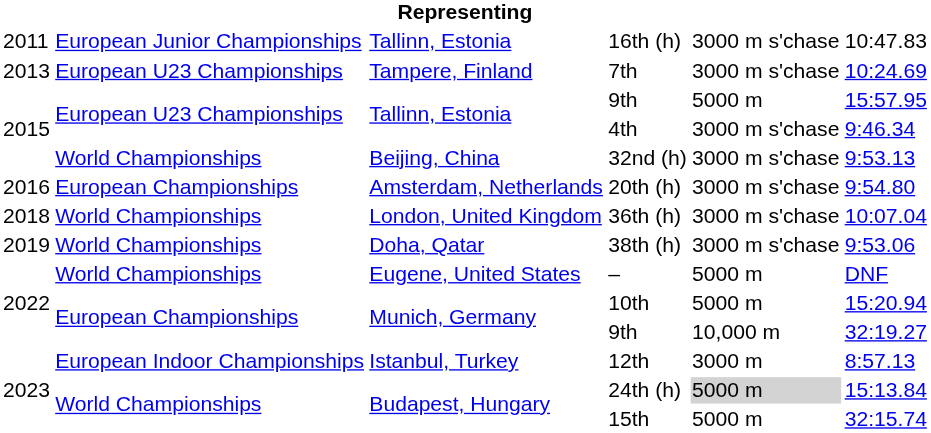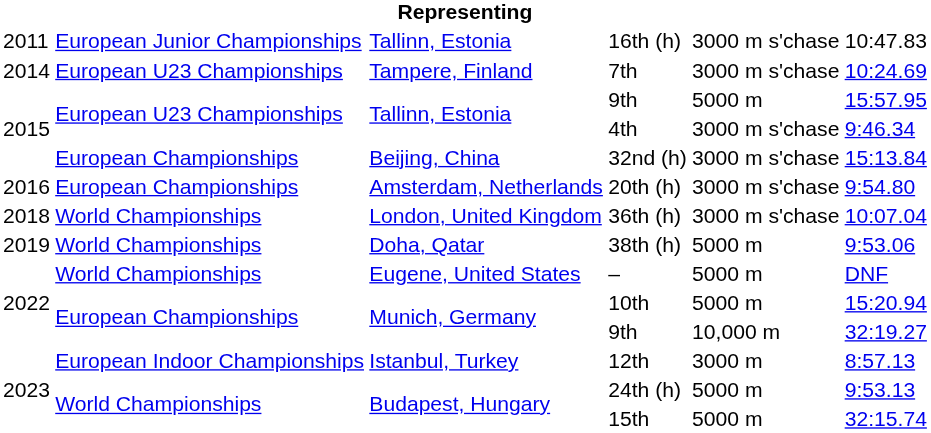(26, 70) 2013 -> (26, 70) 2014
(158, 157) World Championships -> (177, 157) European Championships
(880, 157) 9:53.13 -> (886, 157) 15:13.84
(766, 245) 3000 m s'chase -> (727, 245) 5000 m
(727, 390) lightgrey background -> (727, 390) no background
(886, 390) 15:13.84 -> (880, 390) 9:53.13
